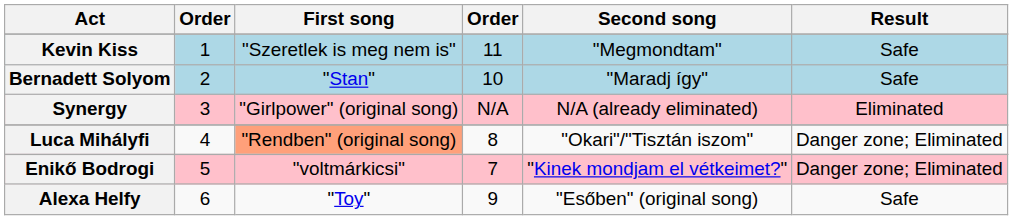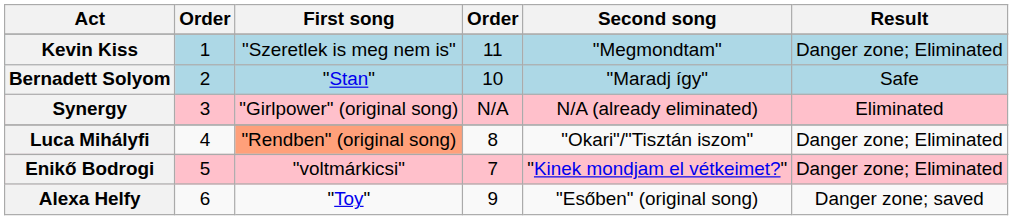(899, 49) Safe -> (899, 49) Danger zone; Eliminated
(899, 199) Safe -> (899, 199) Danger zone; saved
